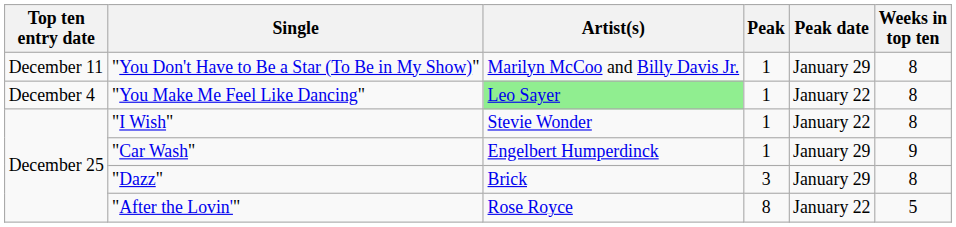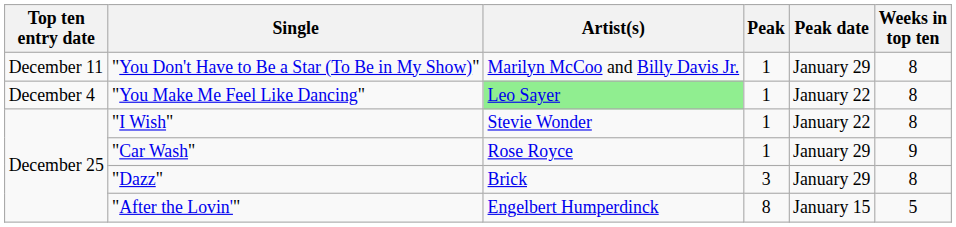(573, 151) Engelbert Humperdinck -> (530, 151) Rose Royce
(530, 207) Rose Royce -> (573, 207) Engelbert Humperdinck
(832, 207) January 22 -> (832, 207) January 15
